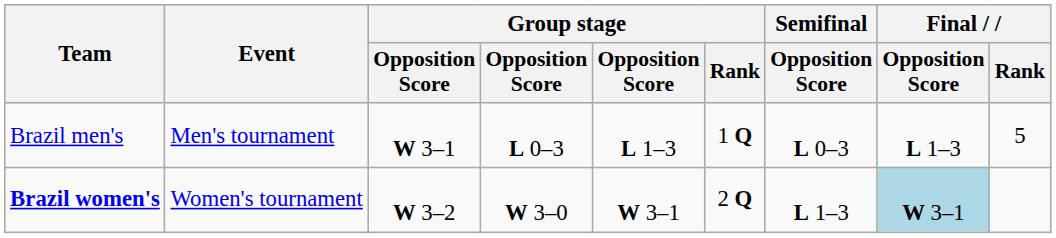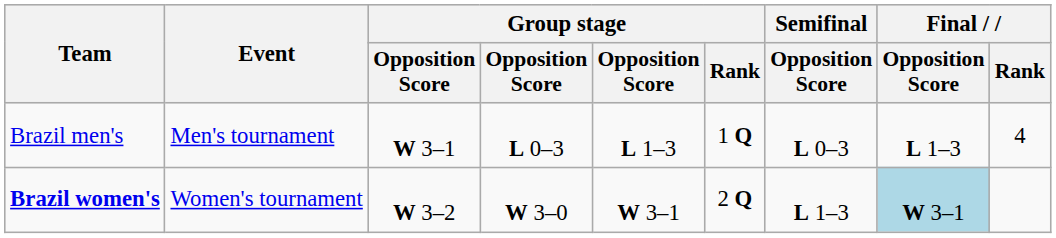(1020, 135) 5 -> (1020, 135) 4
